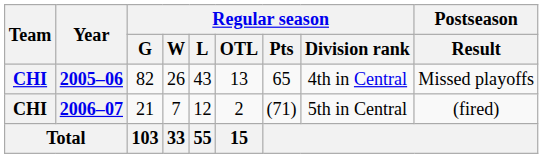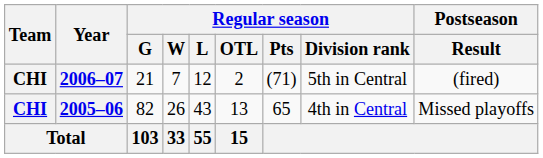rows swapped: (91, 79) <-> (91, 109)
